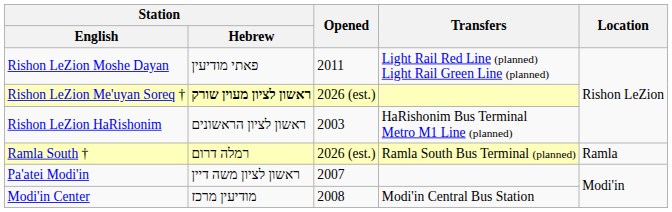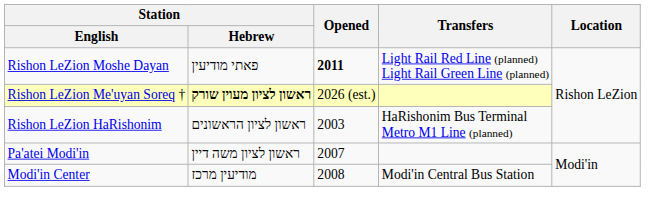(331, 66) normal -> (331, 66) bold
- row: (48, 153)
